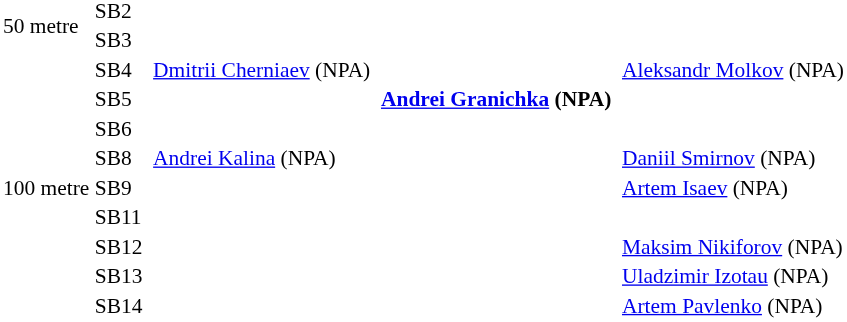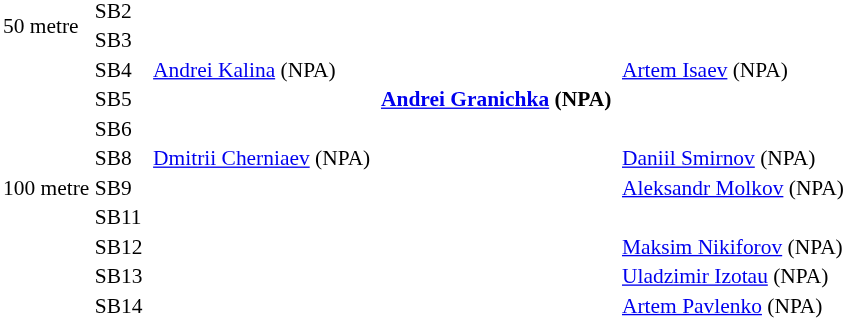(259, 69) Dmitrii Cherniaev (NPA) -> (242, 69) Andrei Kalina (NPA)
(730, 69) Aleksandr Molkov (NPA) -> (702, 69) Artem Isaev (NPA)
(242, 158) Andrei Kalina (NPA) -> (259, 158) Dmitrii Cherniaev (NPA)
(702, 187) Artem Isaev (NPA) -> (730, 187) Aleksandr Molkov (NPA)
